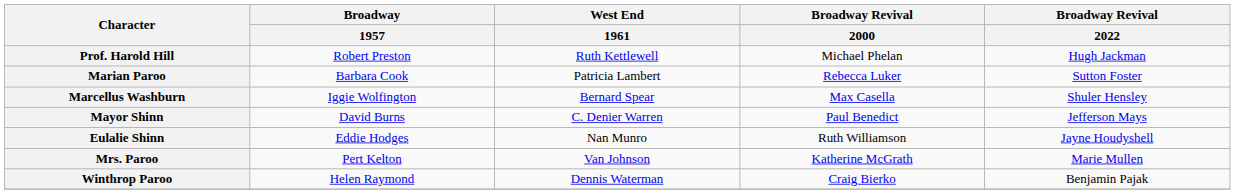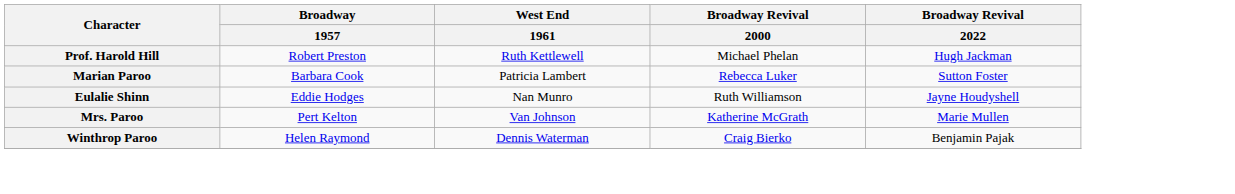- row: (127, 96)
- row: (127, 117)
